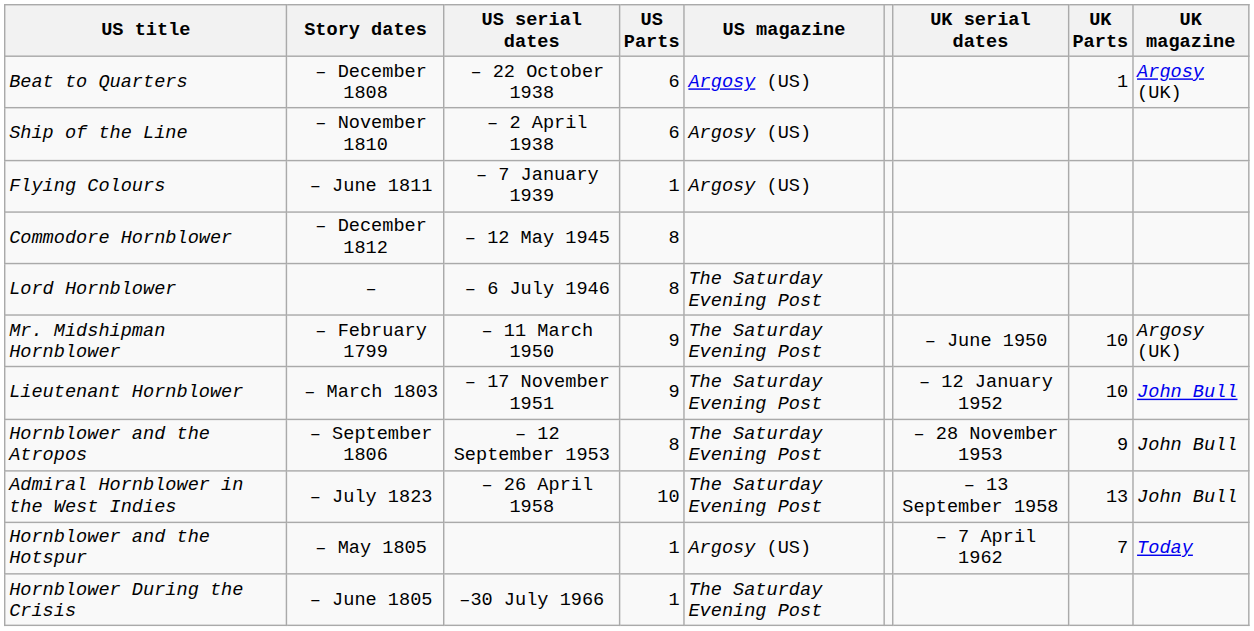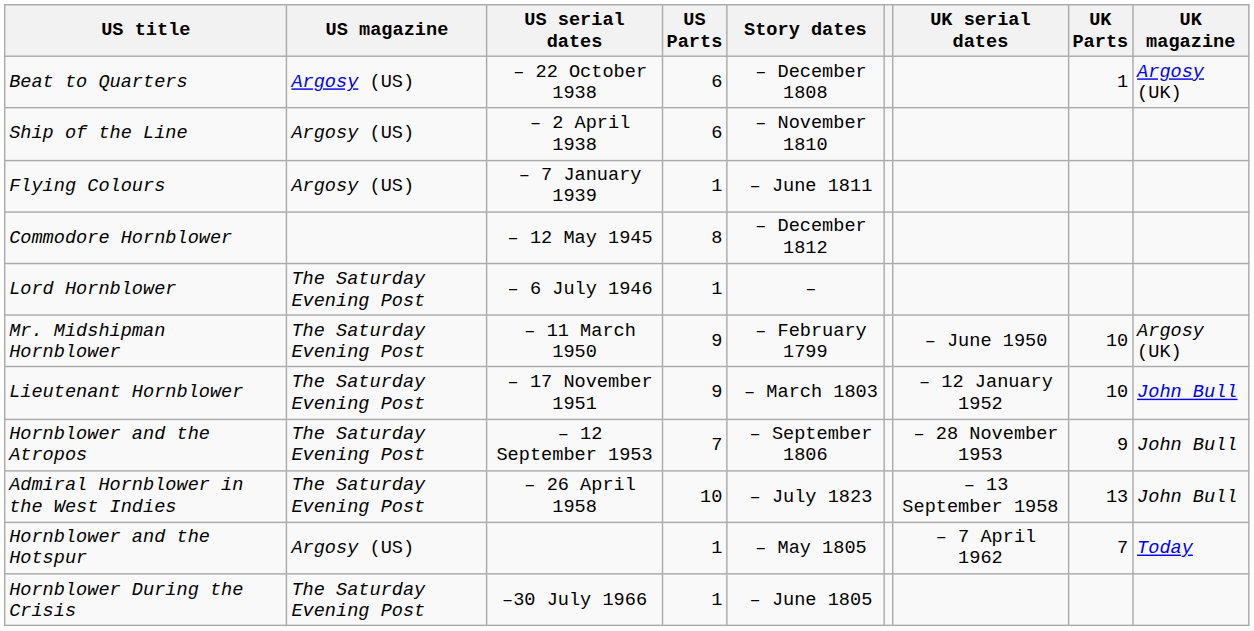columns swapped: (366, 31) <-> (784, 31)
(674, 289) 8 -> (717, 289) 1
(674, 445) 8 -> (717, 445) 7
